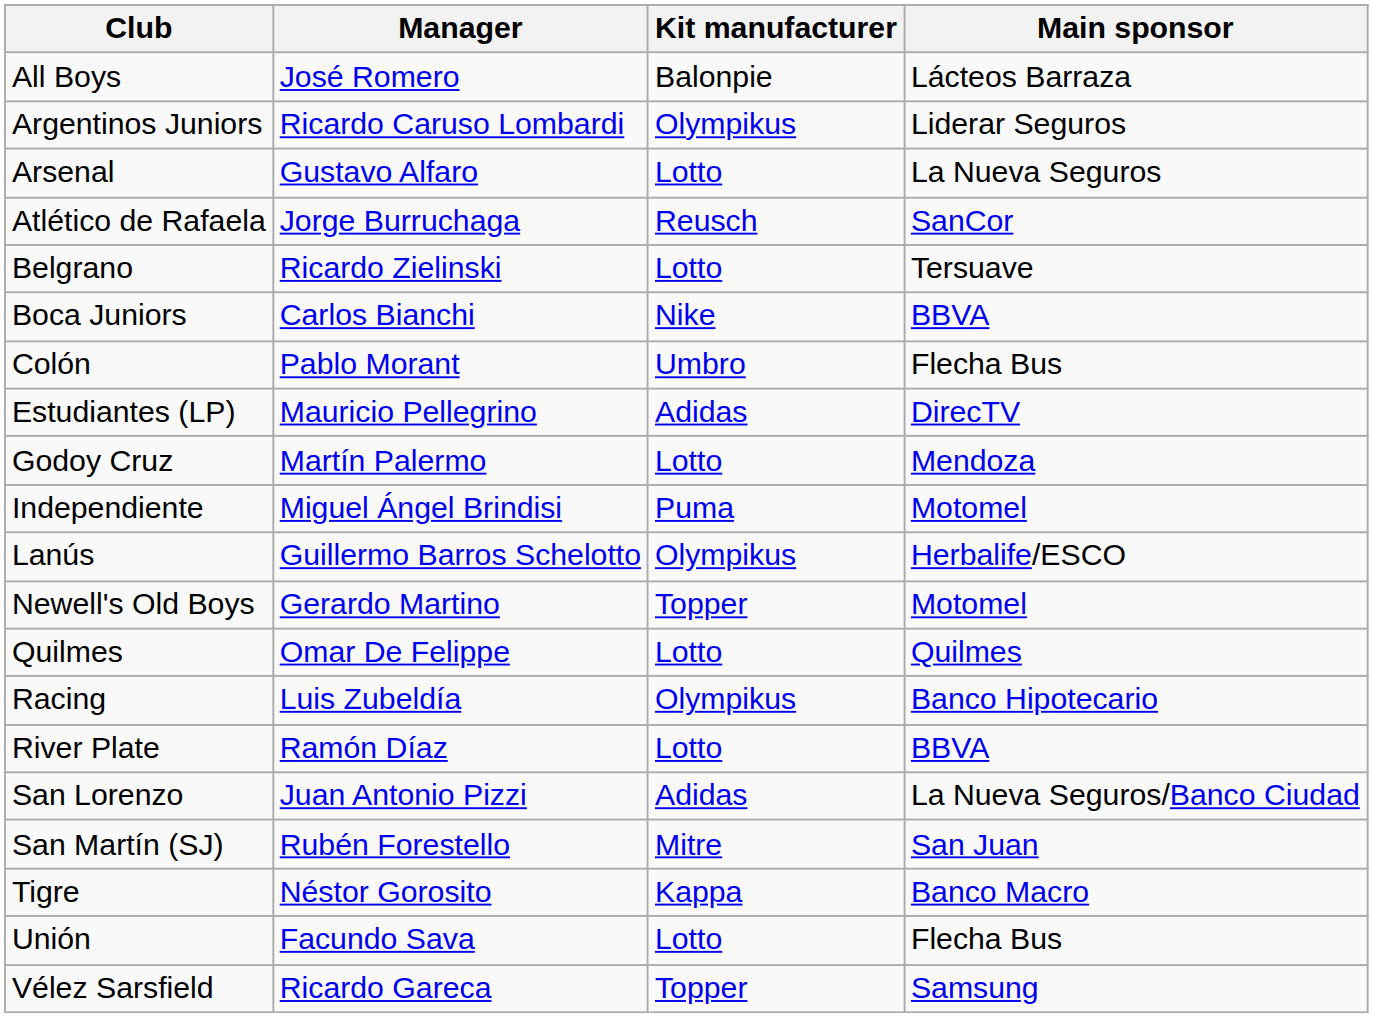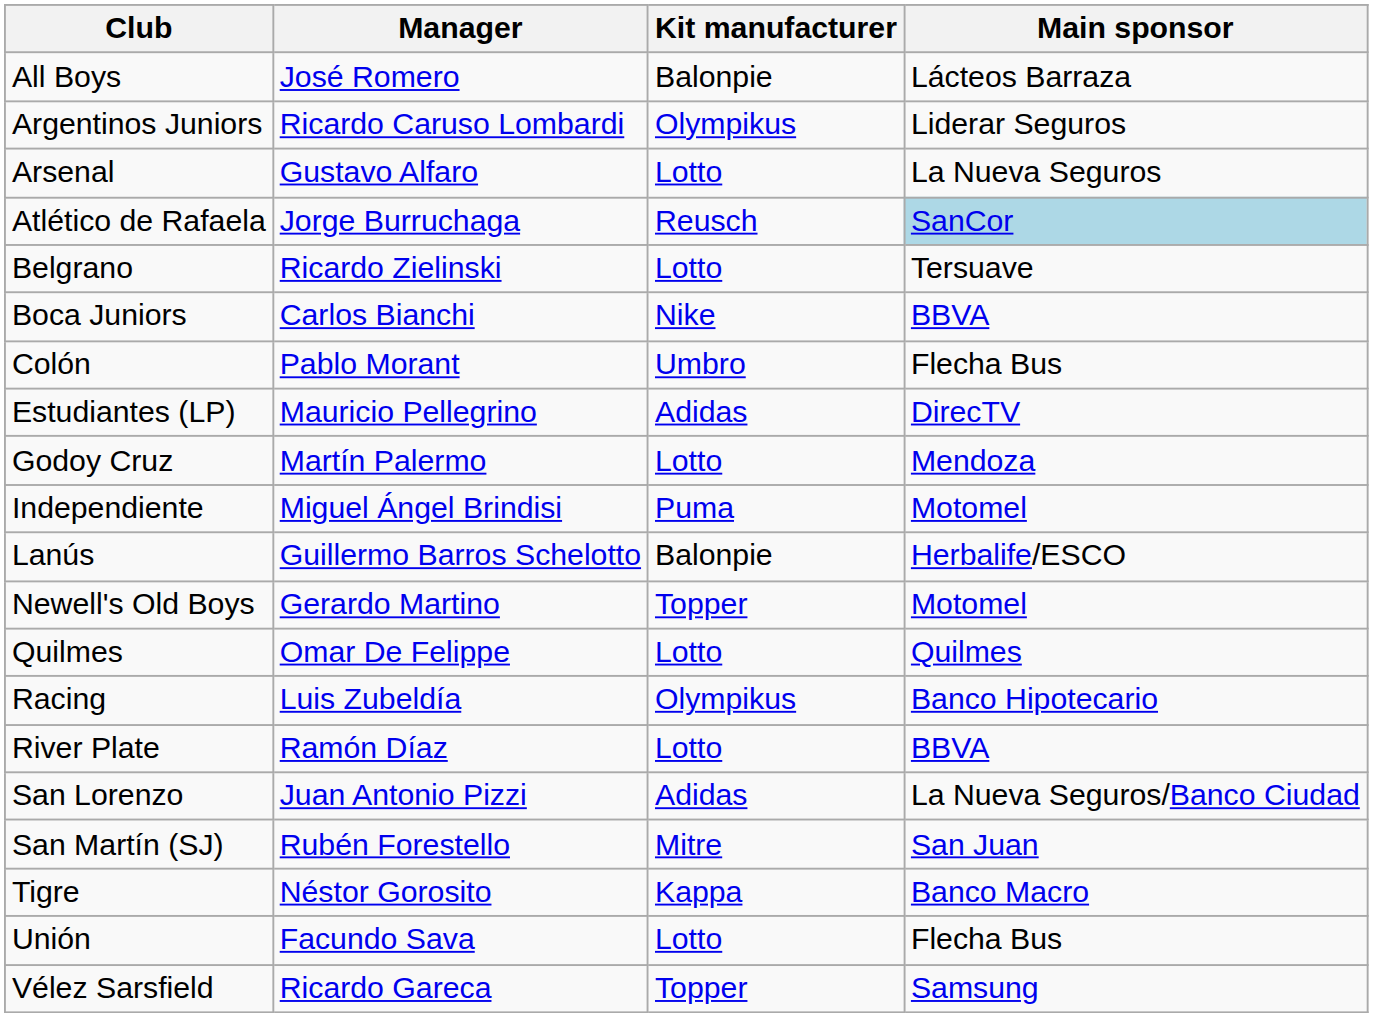(962, 220) no background -> (962, 220) lightblue background
(726, 556) Olympikus -> (714, 556) Balonpie
